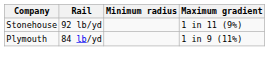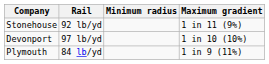+ row: (29, 39)
